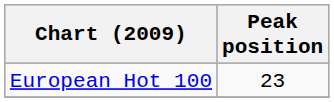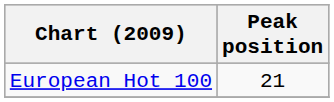(273, 81) 23 -> (273, 81) 21
